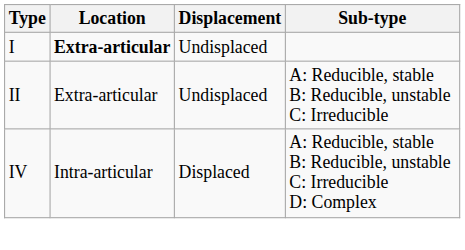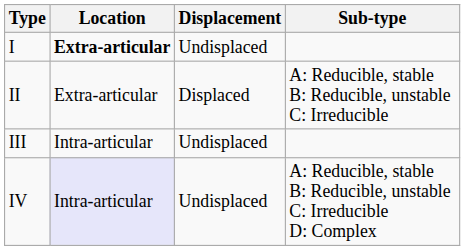(223, 94) Undisplaced -> (214, 94) Displaced
+ row: (18, 143)
(103, 173) no background -> (103, 201) lavender background
(214, 173) Displaced -> (223, 201) Undisplaced
